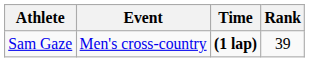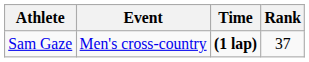(283, 43) 39 -> (283, 43) 37
